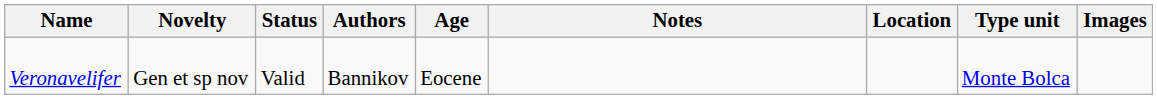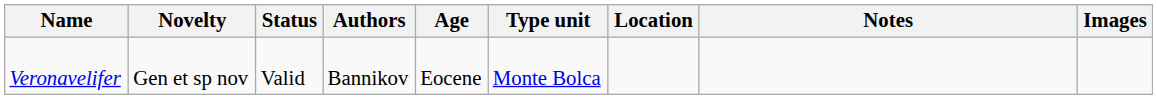columns swapped: (1017, 20) <-> (677, 20)
